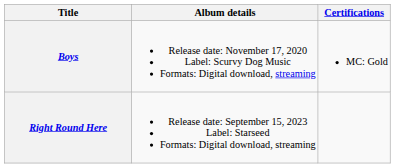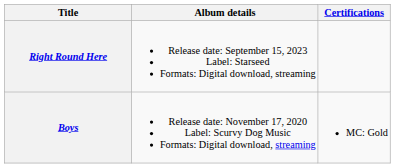rows swapped: (68, 56) <-> (68, 127)
